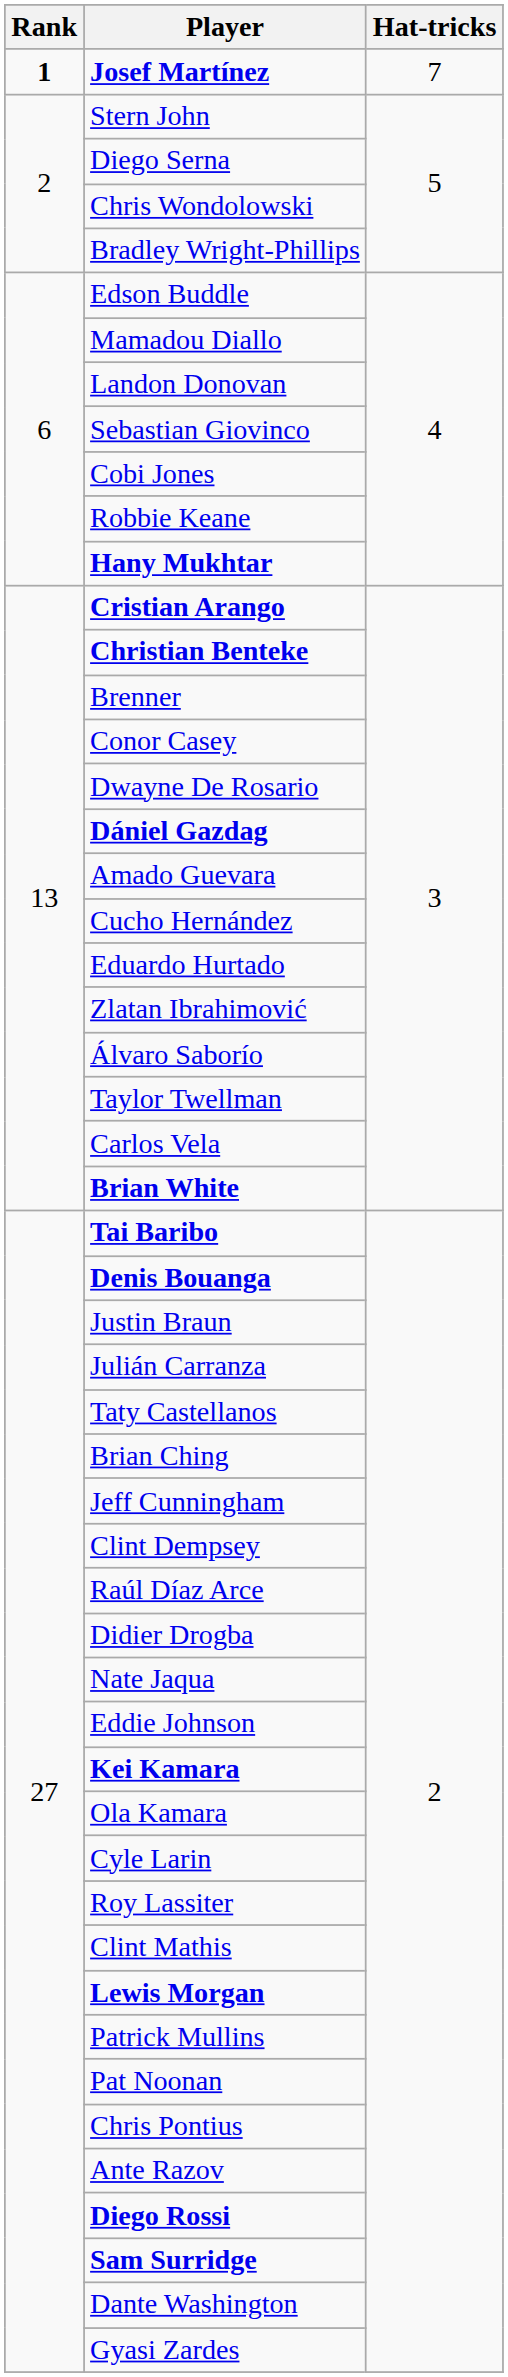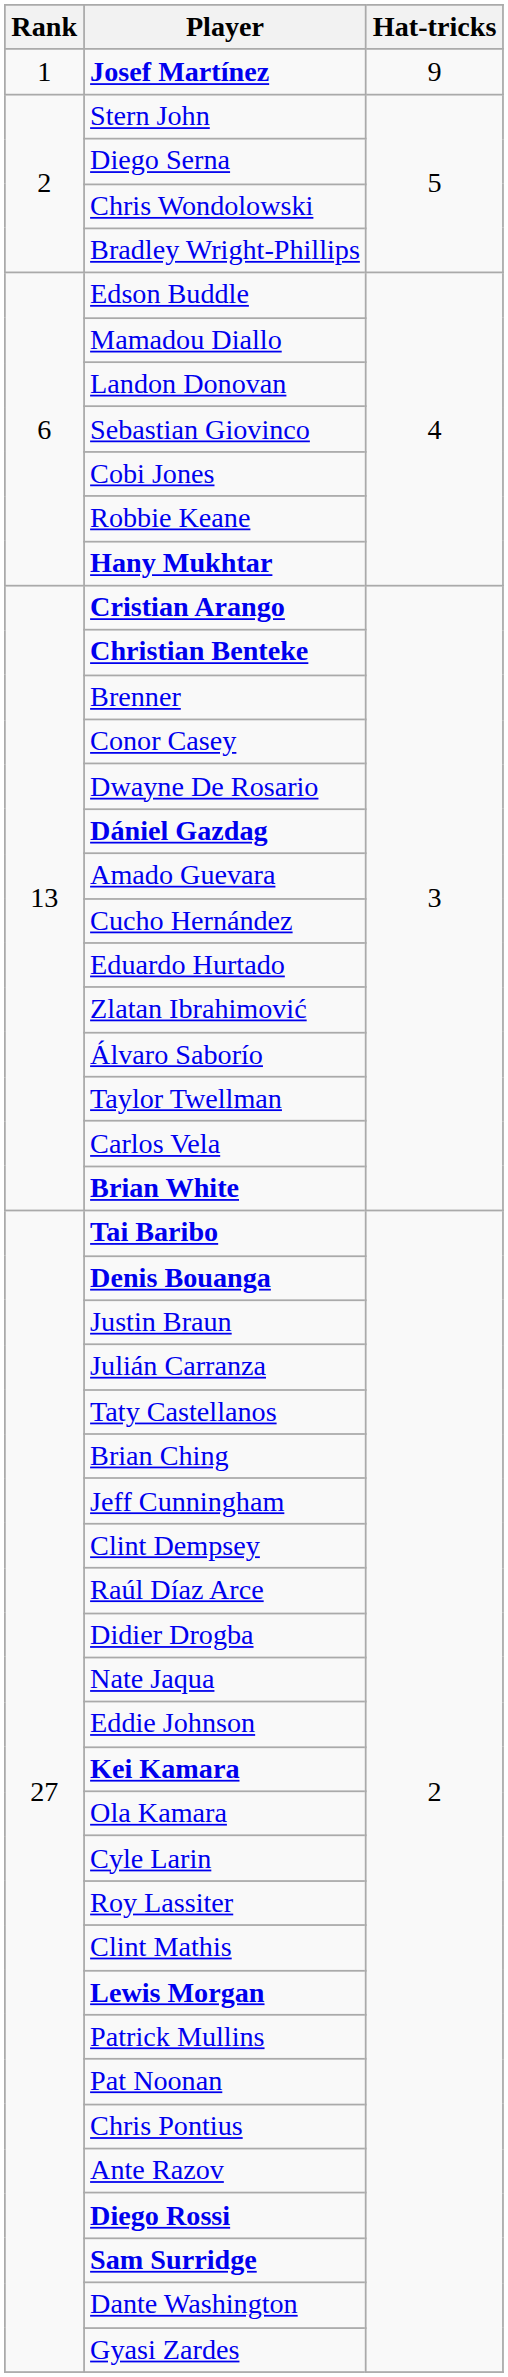(44, 71) bold -> (44, 71) normal
(435, 71) 7 -> (435, 71) 9
